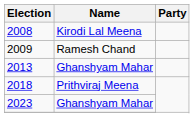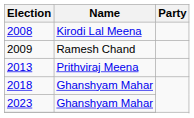(105, 67) Ghanshyam Mahar -> (97, 67) Prithviraj Meena
(97, 85) Prithviraj Meena -> (105, 85) Ghanshyam Mahar
